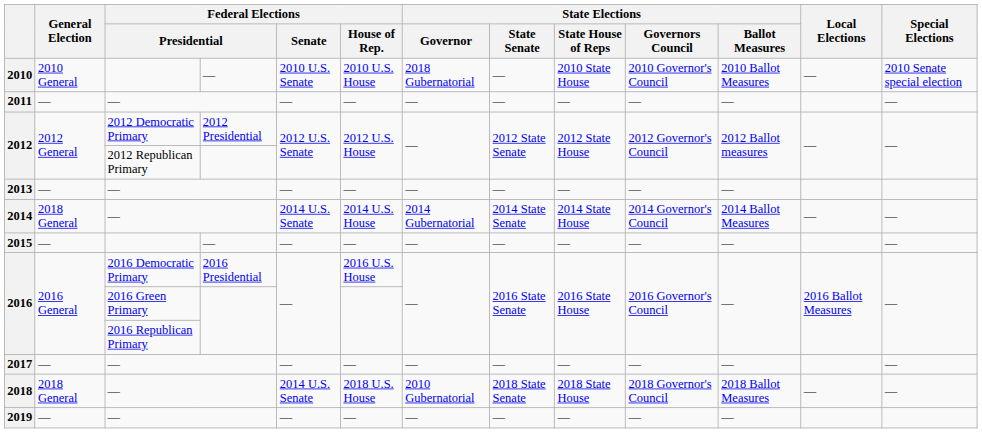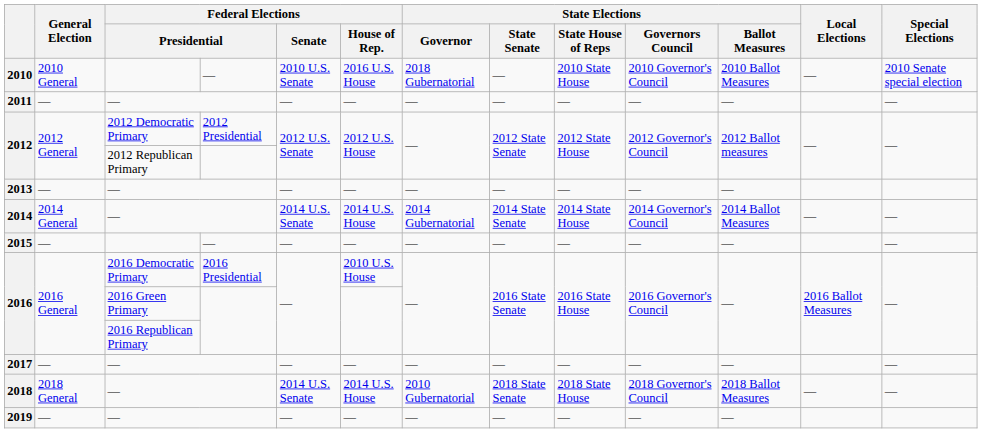(369, 75) 2010 U.S. House -> (369, 75) 2016 U.S. House
(58, 216) 2018 General -> (58, 216) 2014 General
(369, 269) 2016 U.S. House -> (369, 269) 2010 U.S. House
(369, 391) 2018 U.S. House -> (369, 391) 2014 U.S. House
